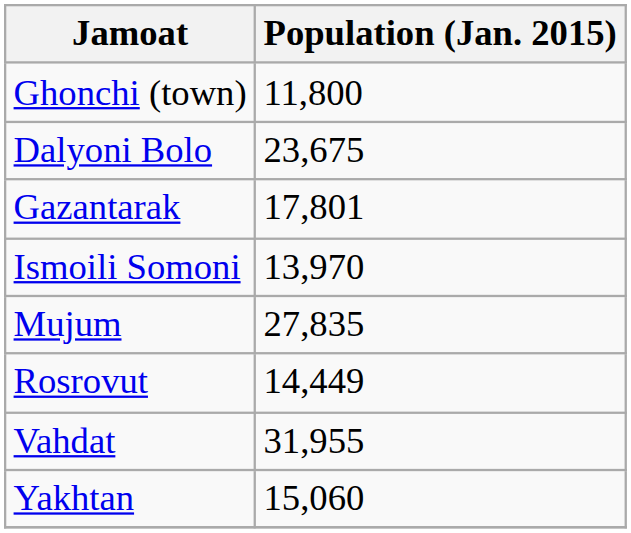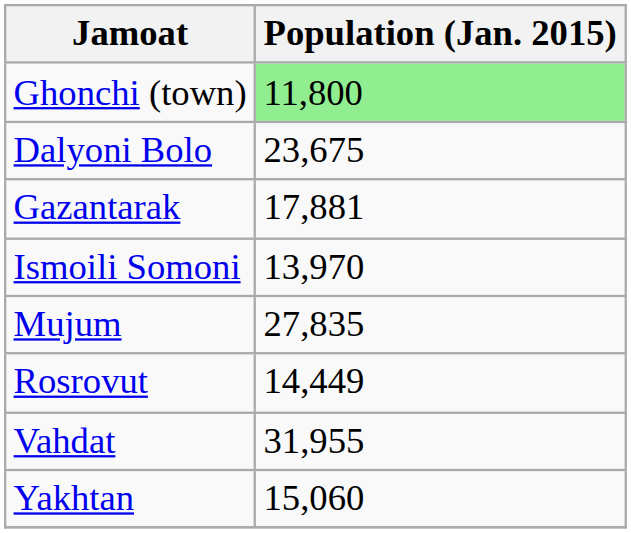(313, 91) no background -> (313, 91) lightgreen background
(314, 207) 17,801 -> (314, 207) 17,881
